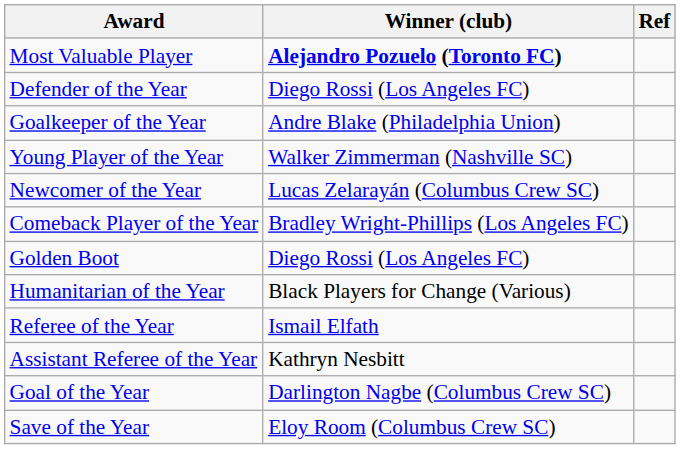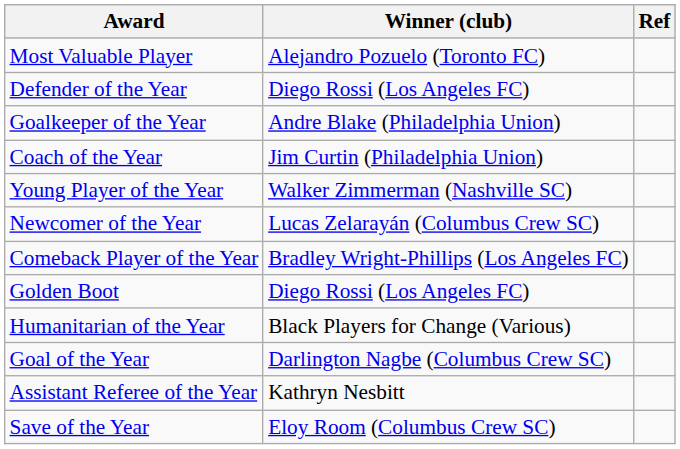(415, 55) bold -> (407, 55) normal
+ row: (86, 156)
- row: (92, 325)
rows swapped: (133, 358) <-> (79, 392)
